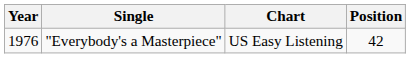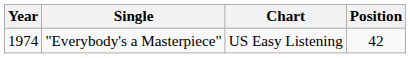(23, 40) 1976 -> (23, 40) 1974
